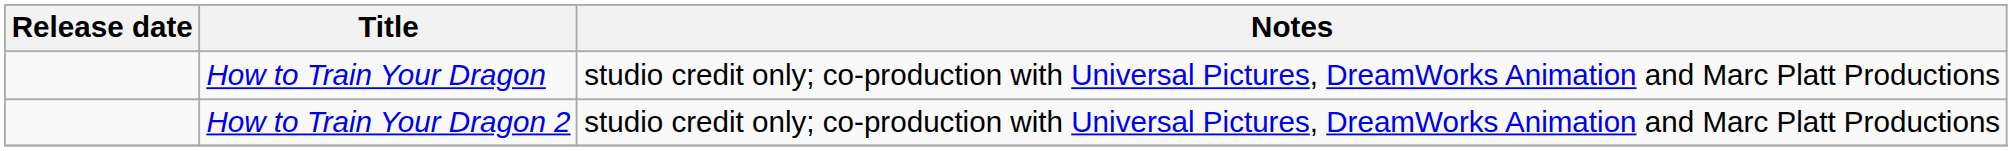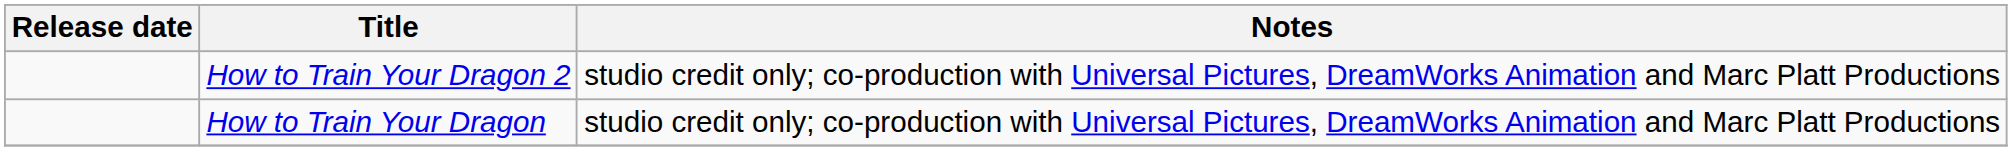rows swapped: (376, 74) <-> (388, 121)
